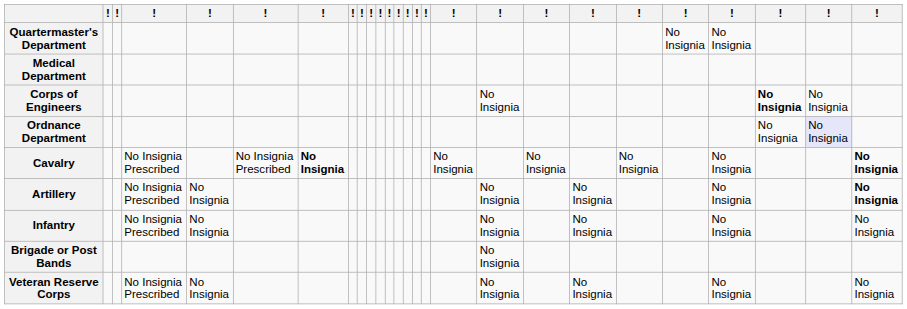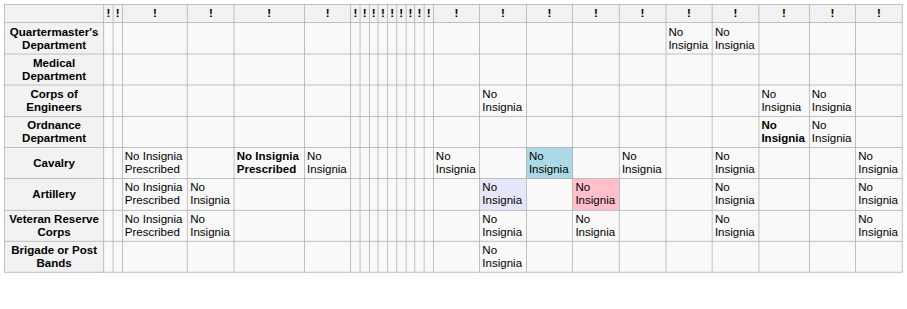(780, 100) bold -> (781, 100) normal
(778, 132) normal -> (783, 132) bold
(828, 132) lavender background -> (832, 132) no background
(264, 163) normal -> (268, 163) bold
(322, 163) bold -> (327, 163) normal
(546, 163) no background -> (549, 163) lightblue background
(876, 163) bold -> (878, 163) normal
(499, 194) no background -> (502, 194) lavender background
(592, 194) no background -> (595, 194) pink background
(876, 194) bold -> (878, 194) normal
- row: (54, 225)
rows swapped: (54, 288) <-> (54, 256)
